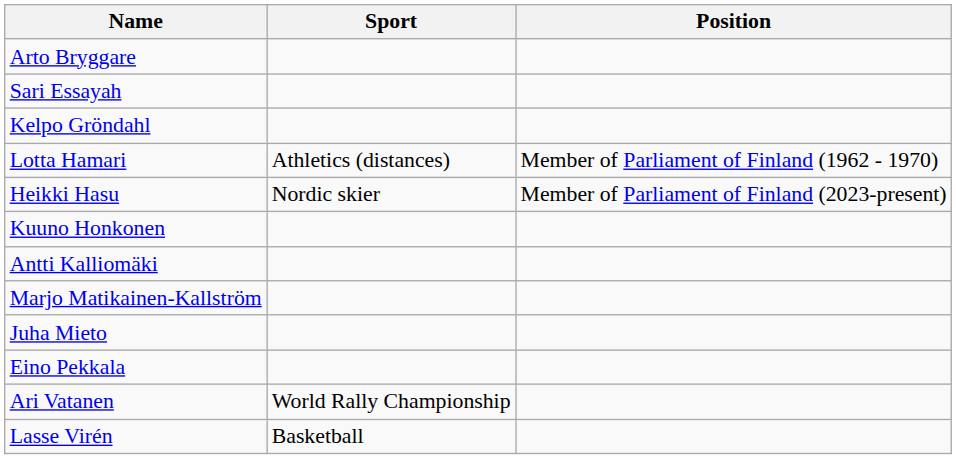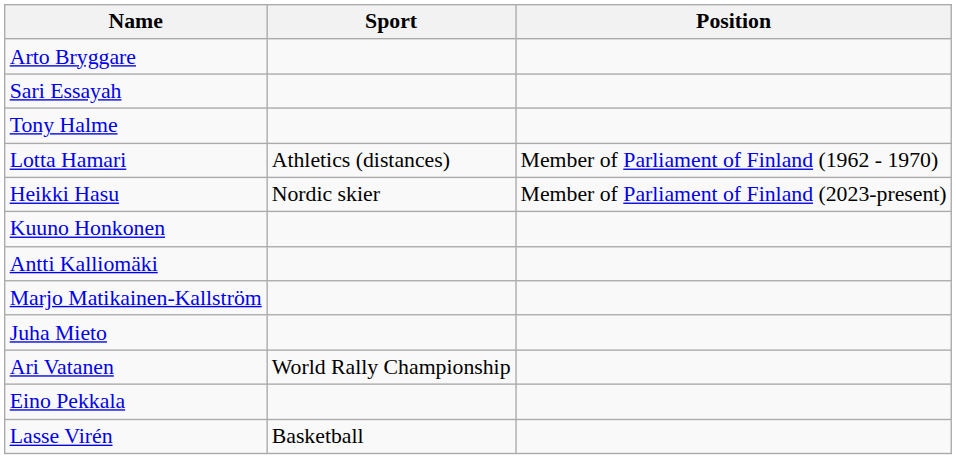- row: (80, 125)
+ row: (64, 125)
rows swapped: (67, 366) <-> (62, 401)
